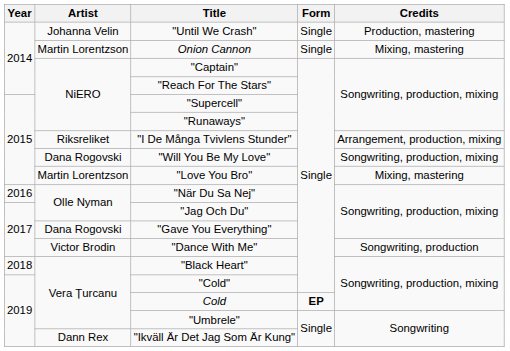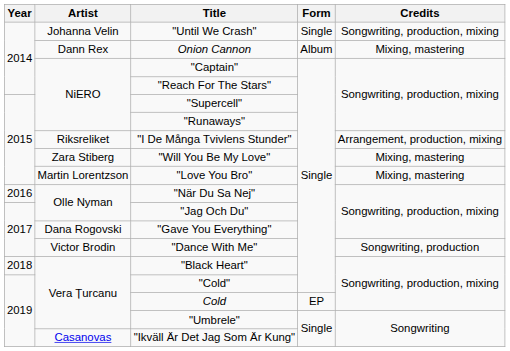(419, 31) Production, mastering -> (420, 31) Songwriting, production, mixing
(83, 49) Martin Lorentzson -> (83, 49) Dann Rex
(316, 49) Single -> (316, 49) Album
(83, 157) Dana Rogovski -> (83, 157) Zara Stiberg
(419, 157) Songwriting, production, mixing -> (420, 157) Mixing, mastering
(316, 301) bold -> (316, 301) normal
(83, 337) Dann Rex -> (83, 337) Casanovas
